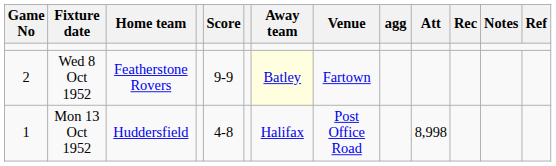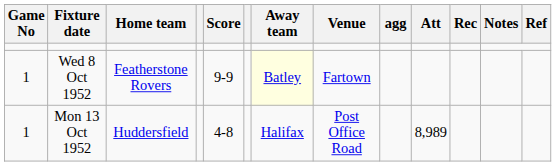(26, 77) 2 -> (26, 77) 1
(431, 133) 8,998 -> (431, 133) 8,989
